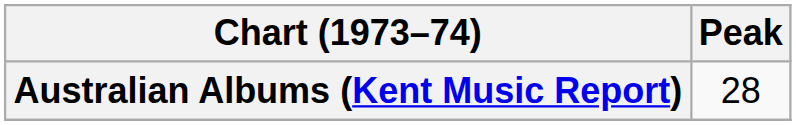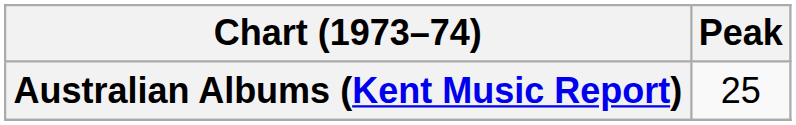(741, 90) 28 -> (741, 90) 25
